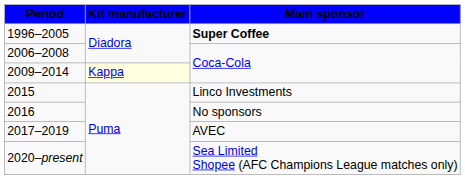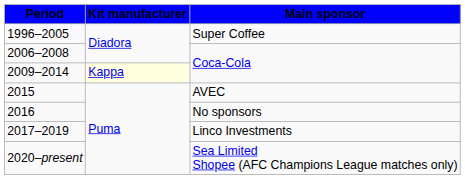(231, 33) bold -> (229, 33) normal
(242, 92) Linco Investments -> (209, 92) AVEC
(209, 131) AVEC -> (242, 131) Linco Investments
